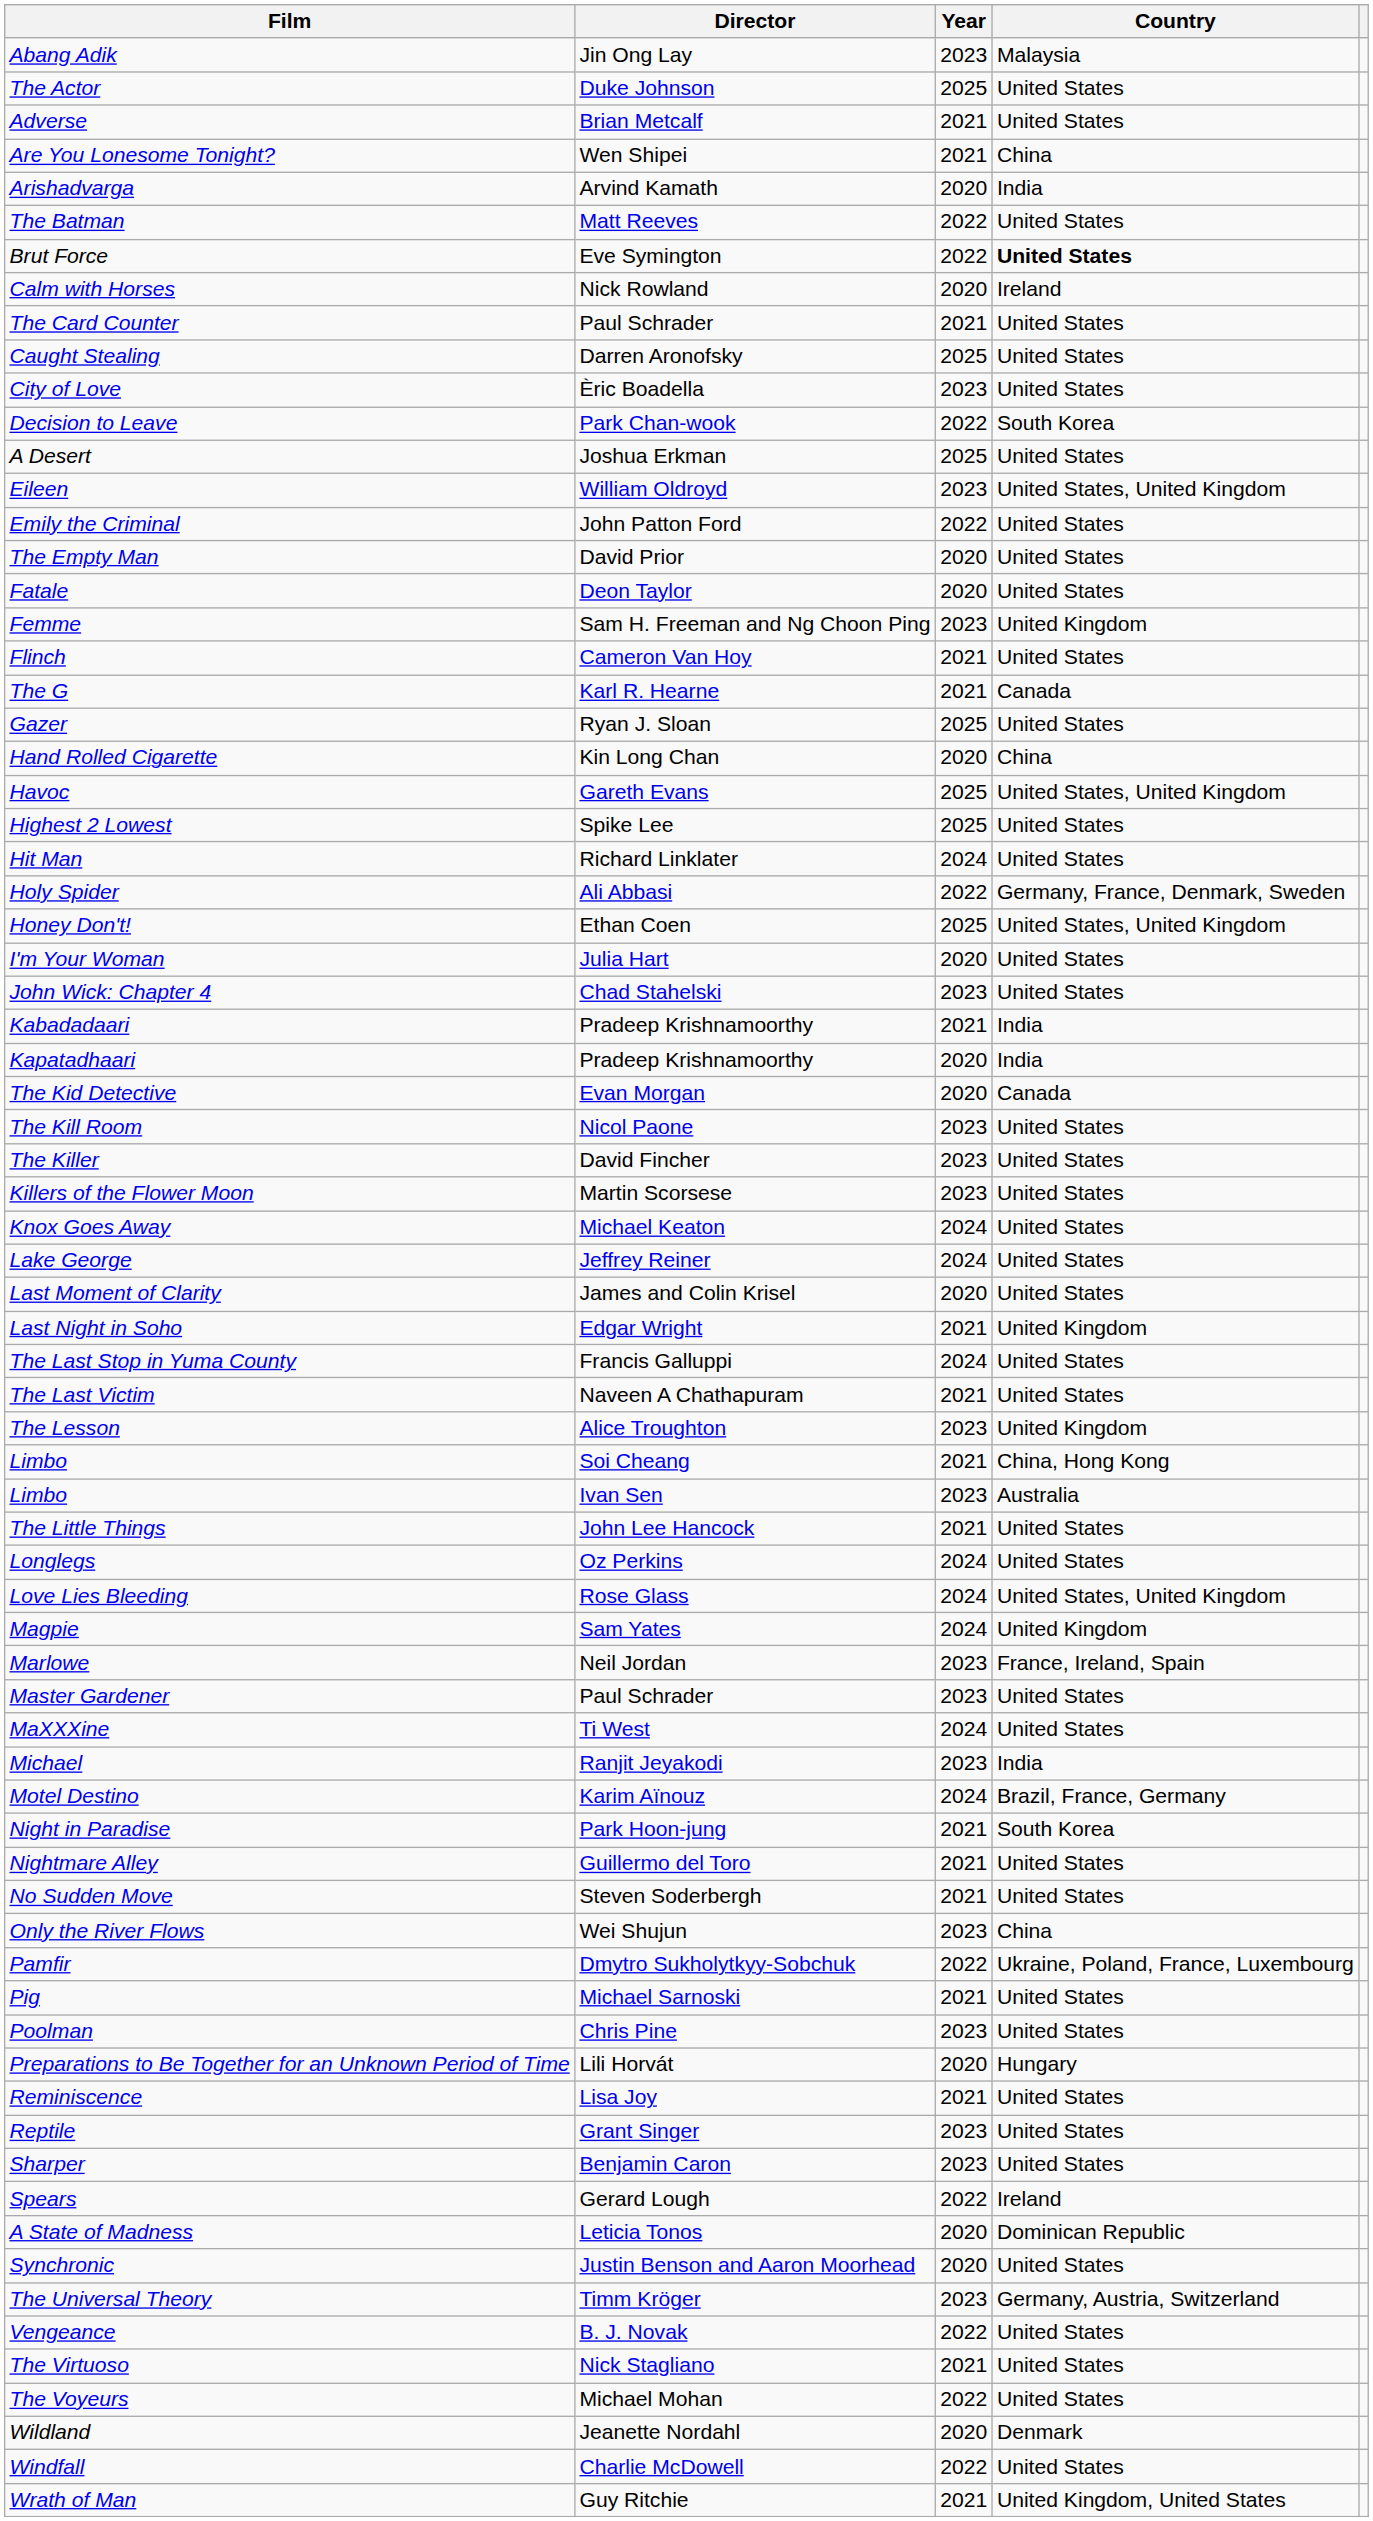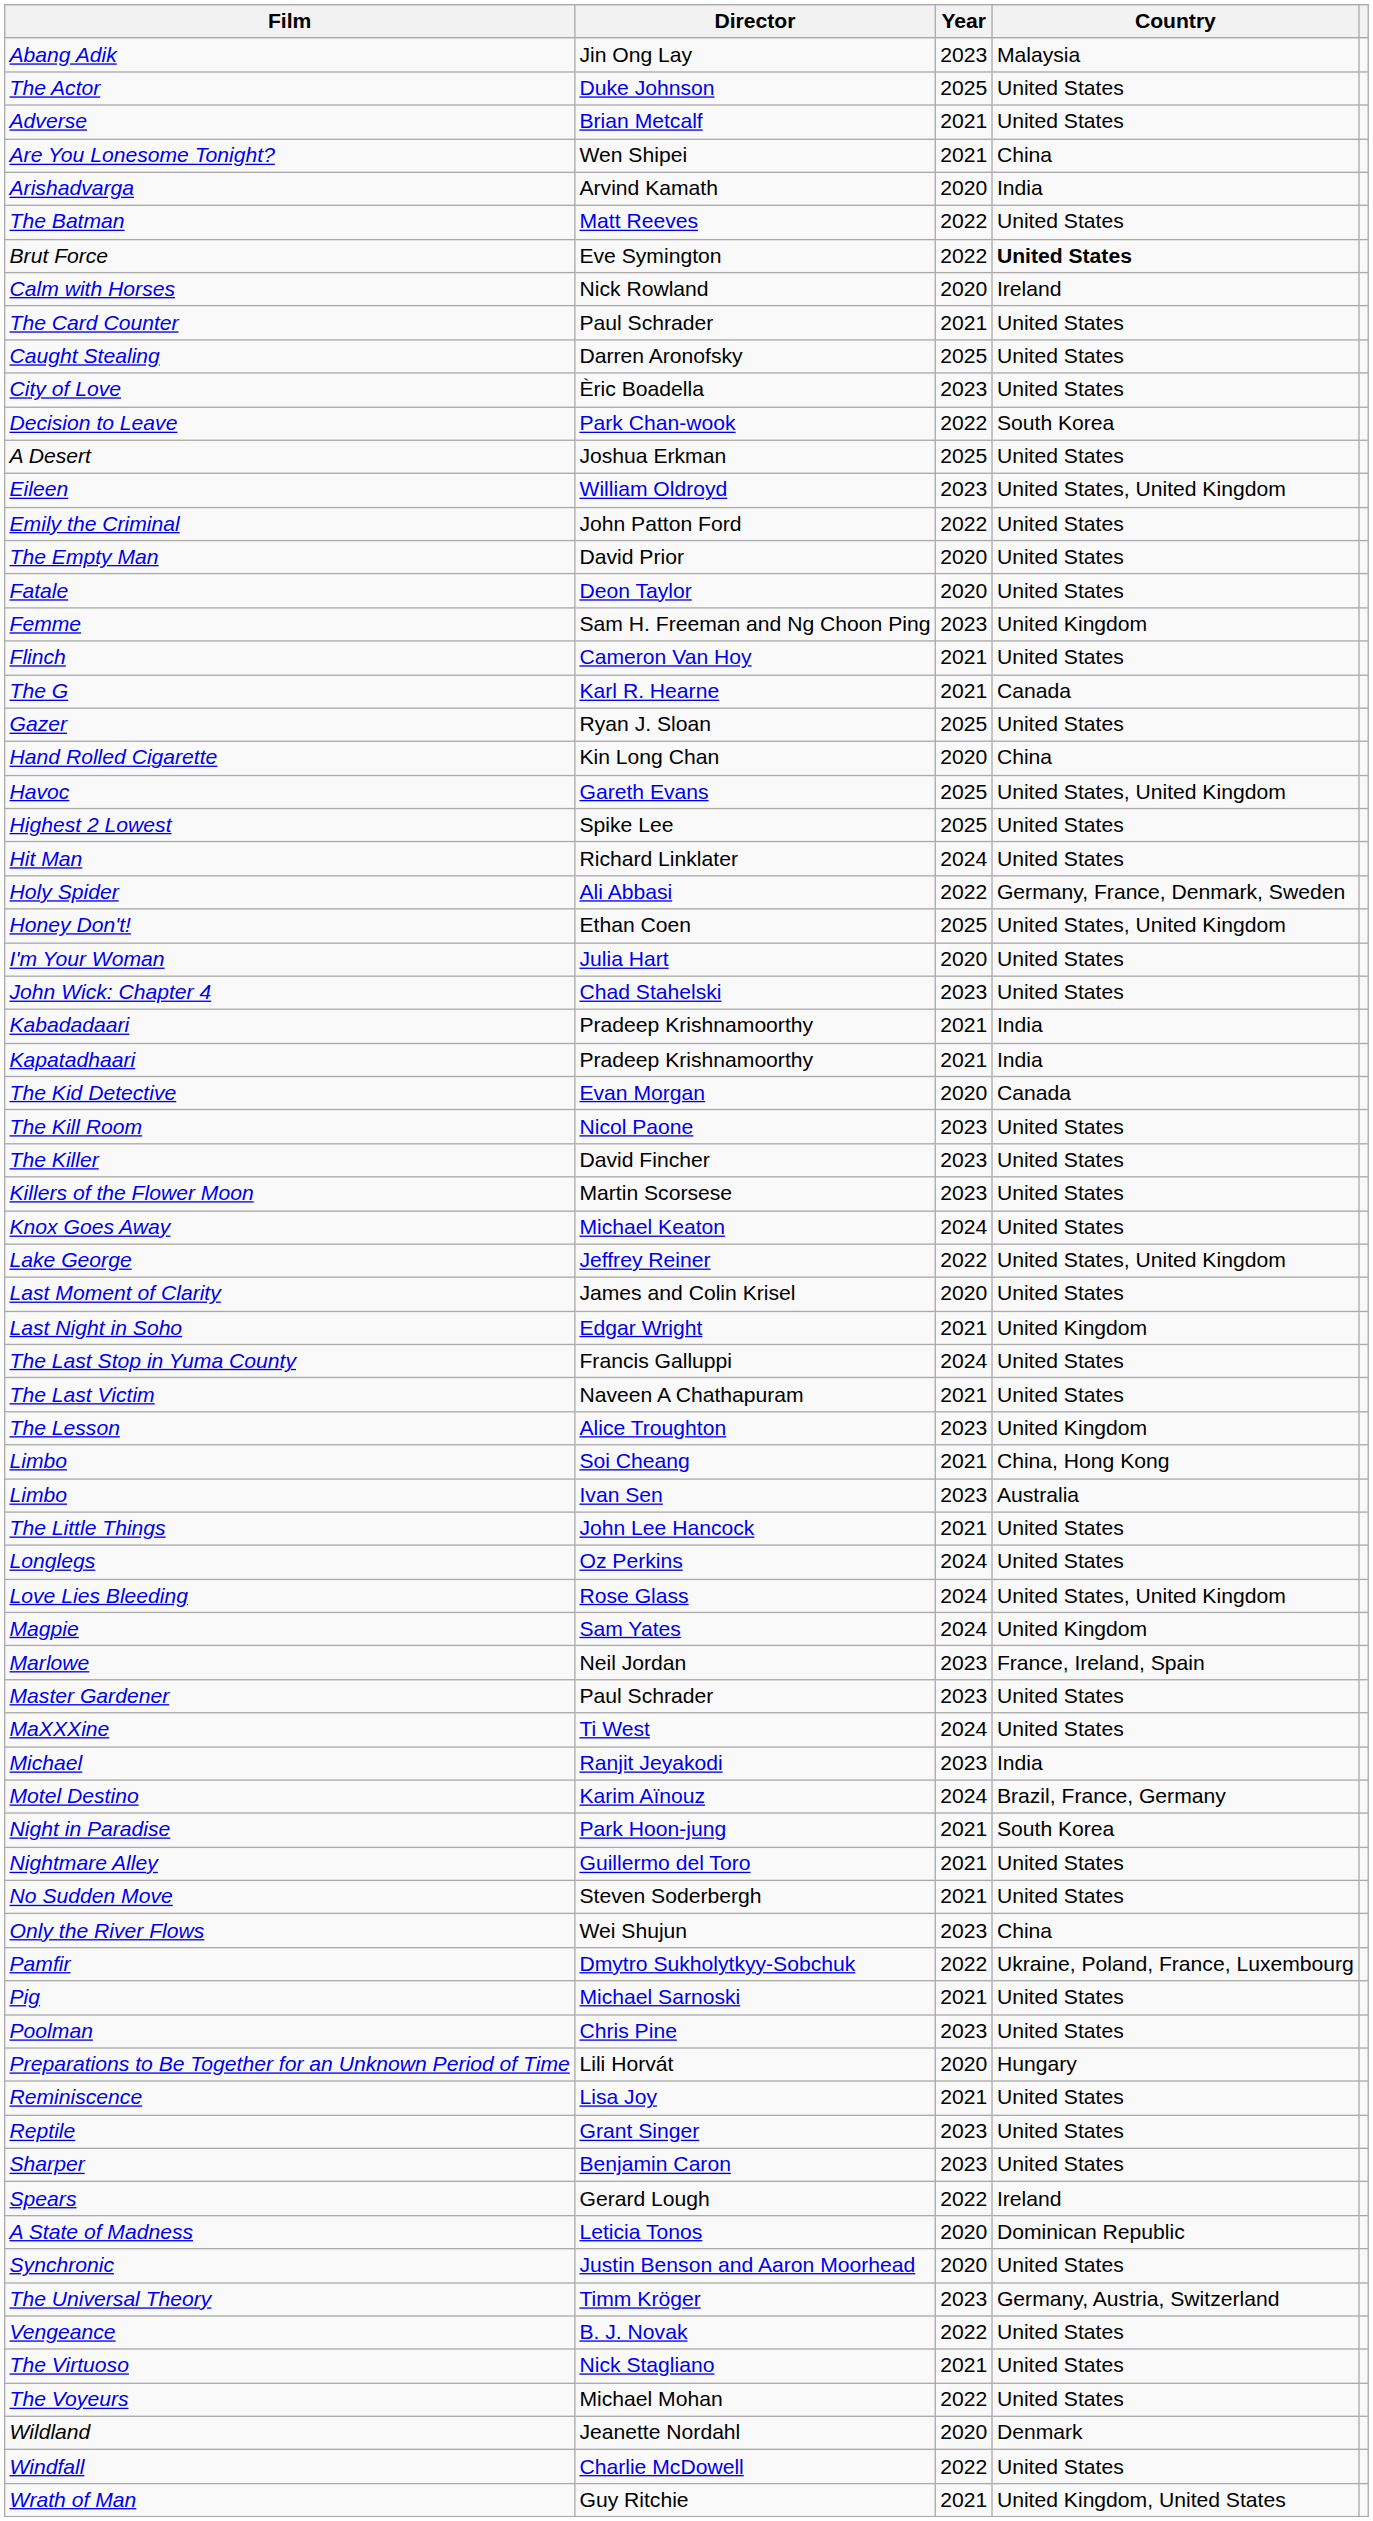(964, 1059) 2020 -> (964, 1059) 2021
(964, 1260) 2024 -> (964, 1260) 2022
(1060, 1260) United States -> (1141, 1260) United States, United Kingdom
